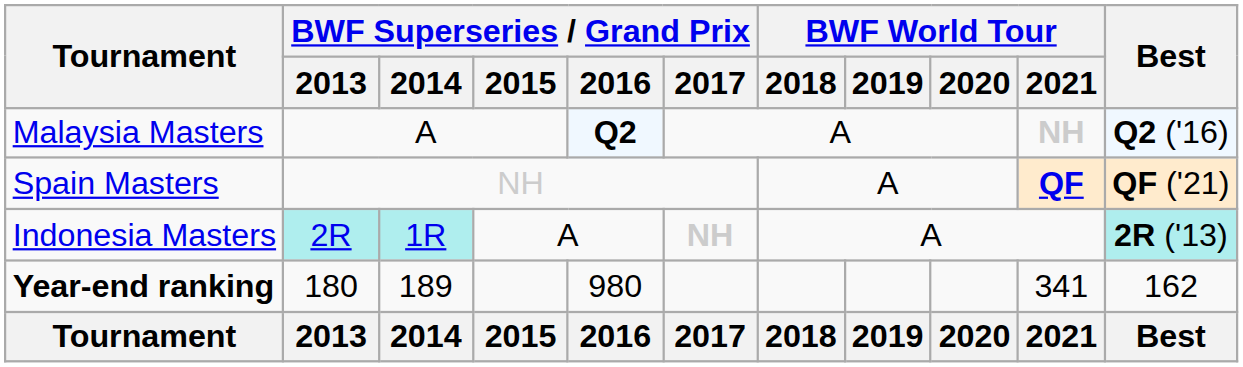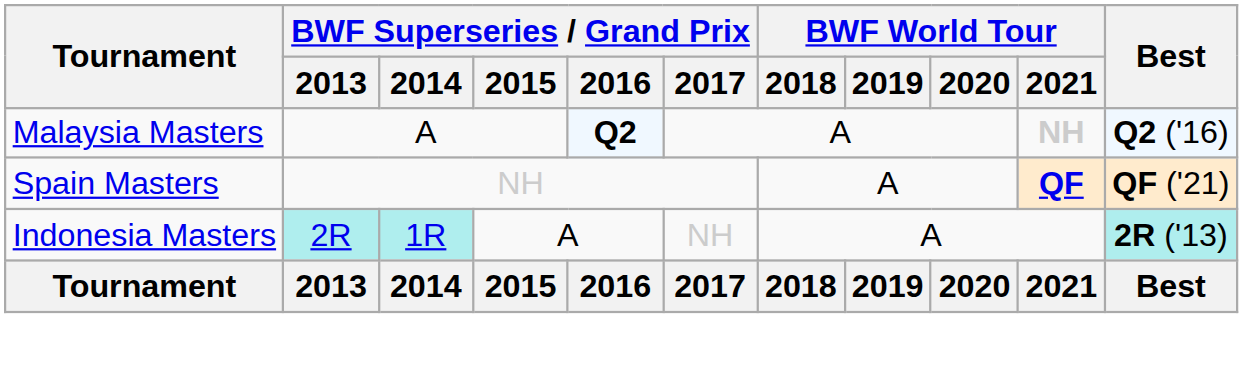(710, 235) bold -> (710, 235) normal
- row: (143, 286)
